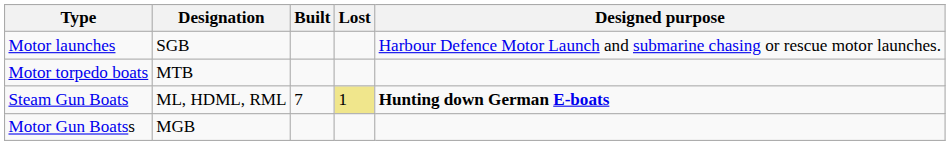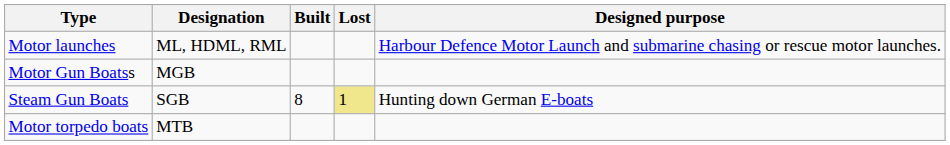(173, 45) SGB -> (221, 45) ML, HDML, RML
rows swapped: (72, 126) <-> (78, 72)
(221, 99) ML, HDML, RML -> (173, 99) SGB
(299, 99) 7 -> (299, 99) 8
(494, 99) bold -> (486, 99) normal
